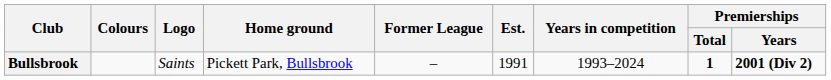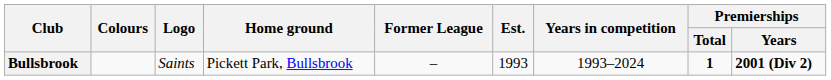(513, 63) 1991 -> (513, 63) 1993
